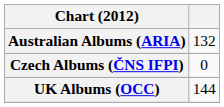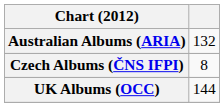(204, 65) 0 -> (204, 65) 8
